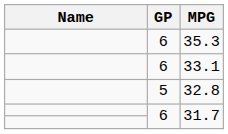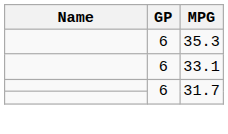- row: (163, 91)
